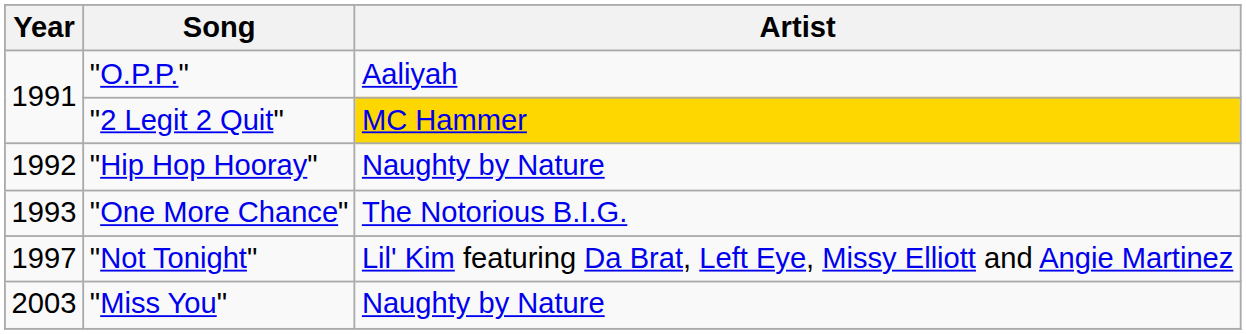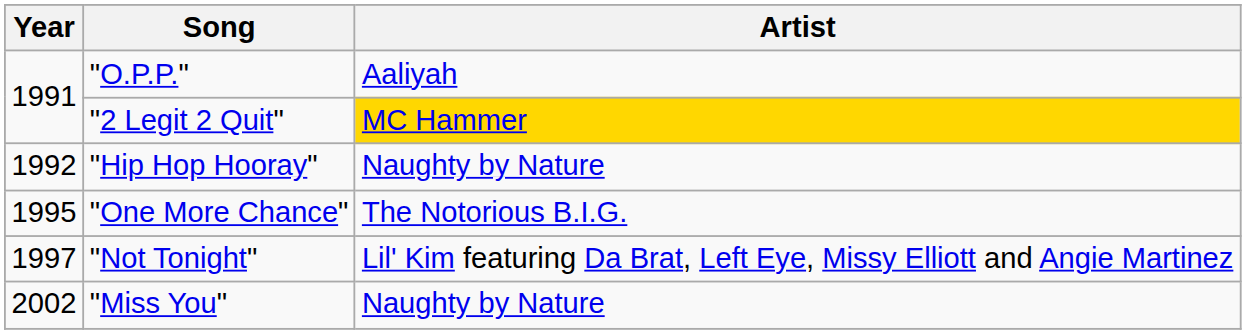(44, 212) 1993 -> (44, 212) 1995
(44, 304) 2003 -> (44, 304) 2002
